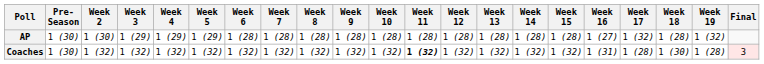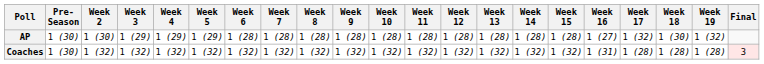(674, 37) 1 (28) -> (674, 37) 1 (30)
(423, 51) bold -> (423, 51) normal
(674, 51) 1 (30) -> (674, 51) 1 (28)
